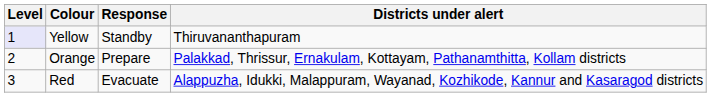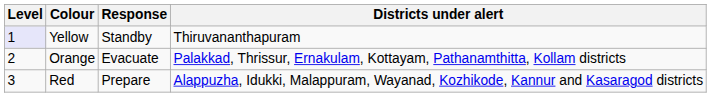(126, 59) Prepare -> (130, 59) Evacuate
(130, 80) Evacuate -> (126, 80) Prepare
